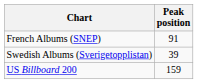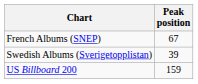(173, 39) 91 -> (173, 39) 67
